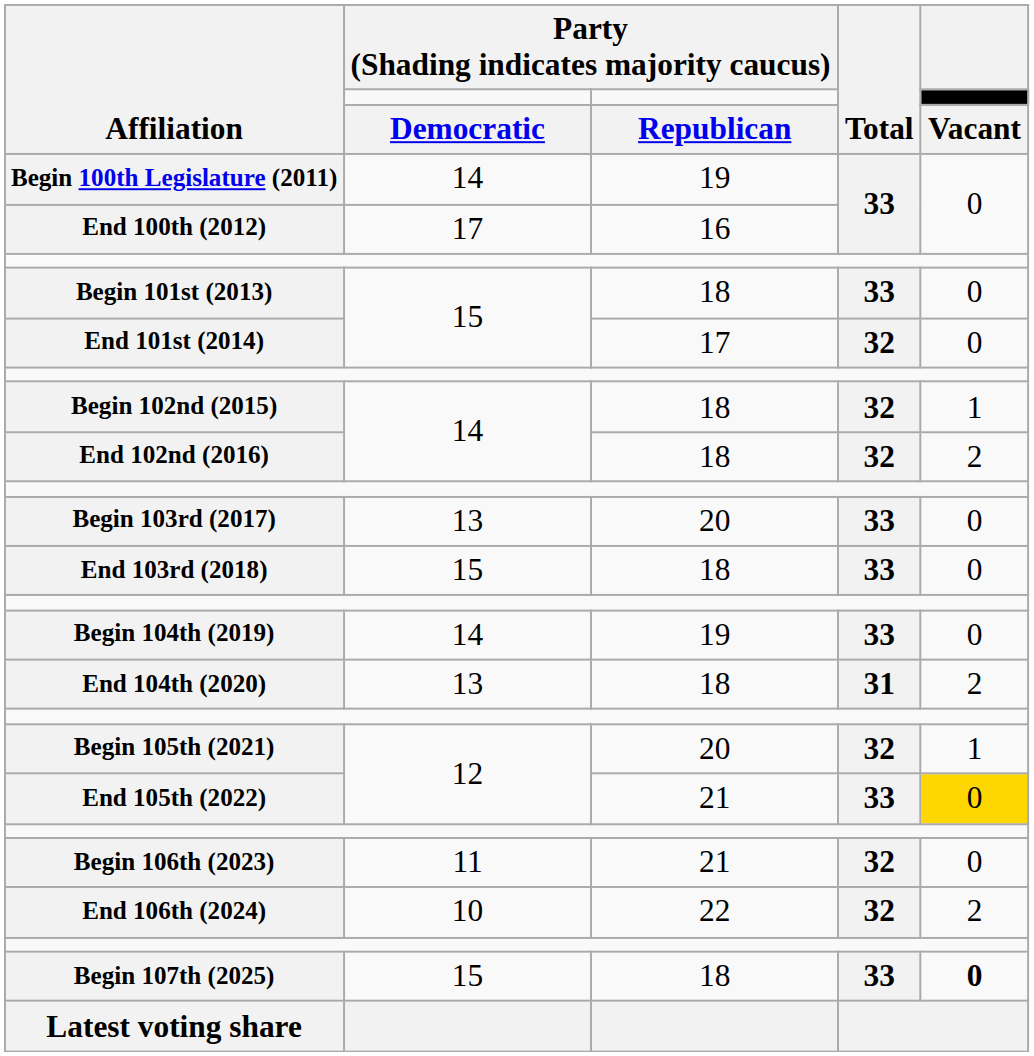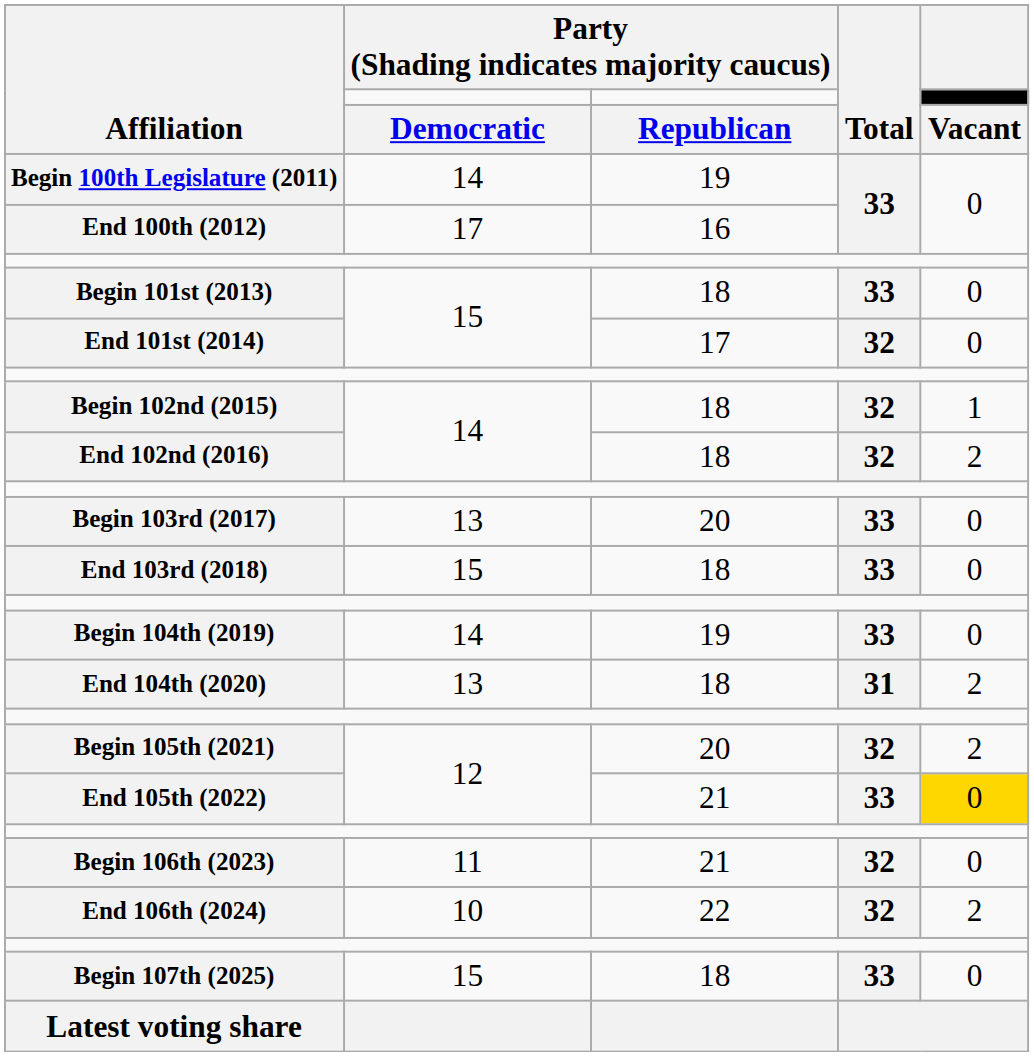(974, 748) 1 -> (974, 748) 2
(974, 976) bold -> (974, 976) normal
